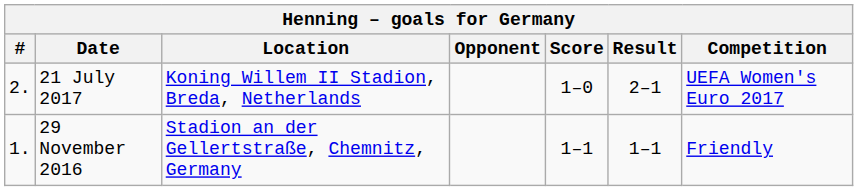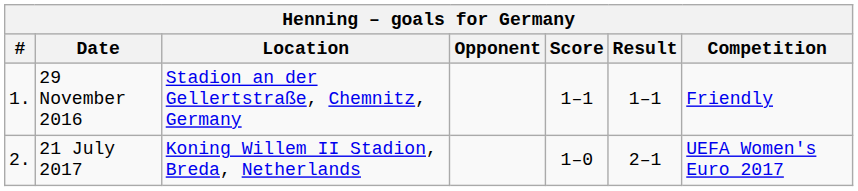rows swapped: (83, 149) <-> (77, 89)
